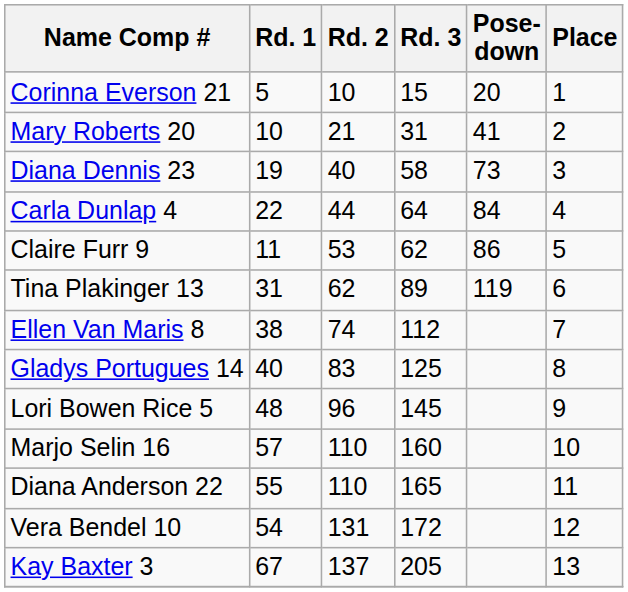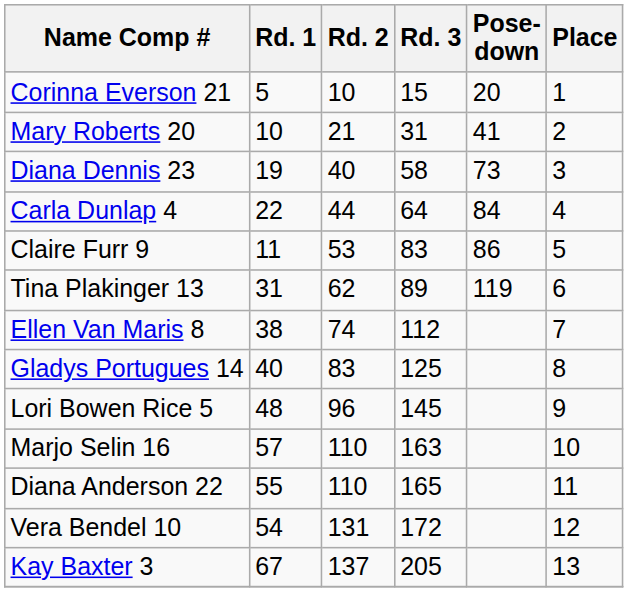(414, 250) 62 -> (414, 250) 83
(421, 448) 160 -> (421, 448) 163
